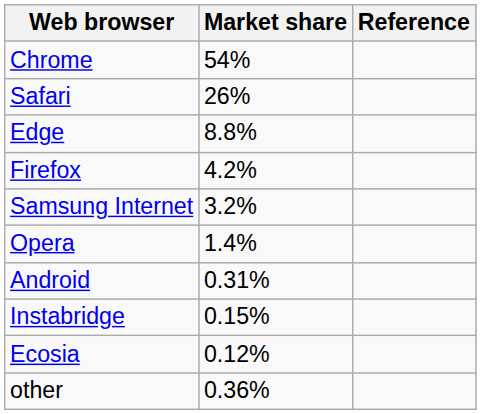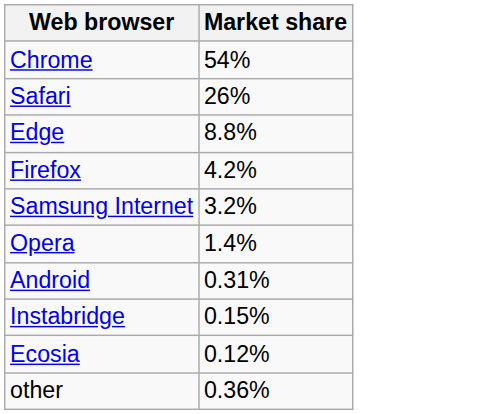- column: (414, 22)
